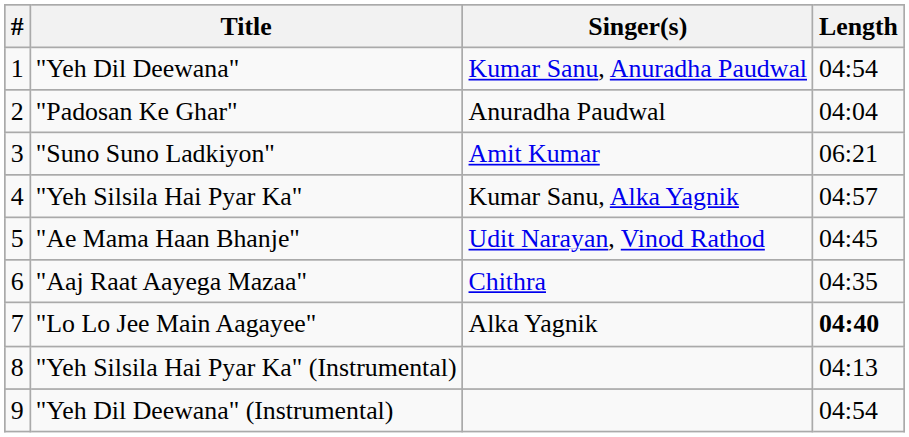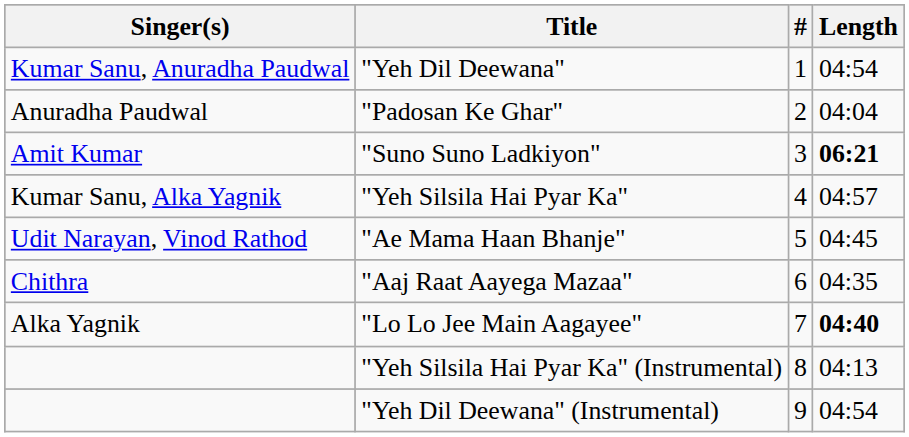columns swapped: (17, 25) <-> (638, 25)
(848, 153) normal -> (849, 153) bold
